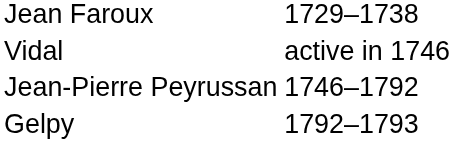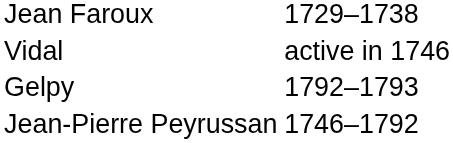rows swapped: (141, 87) <-> (39, 124)
